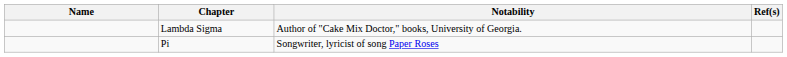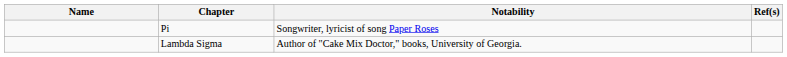rows swapped: (191, 28) <-> (165, 44)
